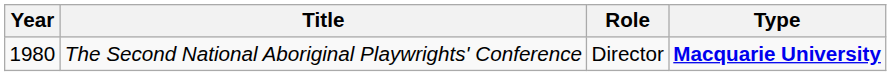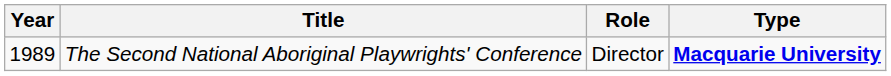(32, 53) 1980 -> (32, 53) 1989
